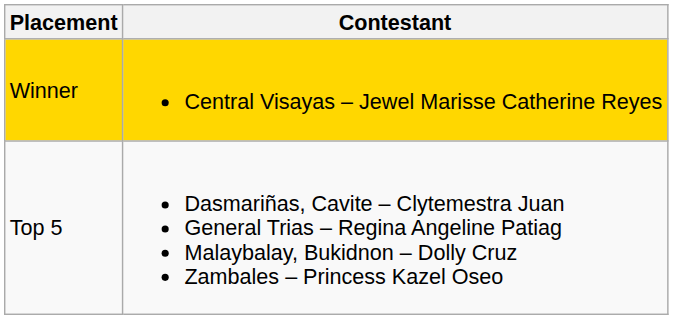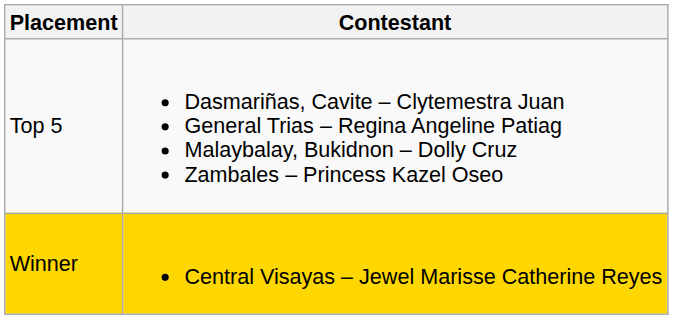rows swapped: (44, 90) <-> (36, 227)
